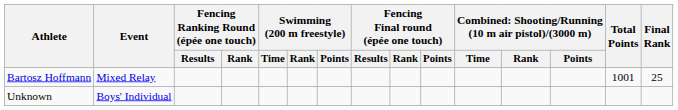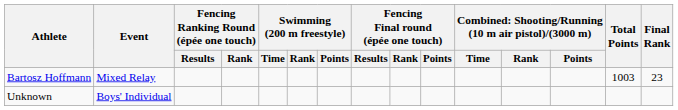(623, 77) 1001 -> (623, 77) 1003
(657, 77) 25 -> (657, 77) 23
